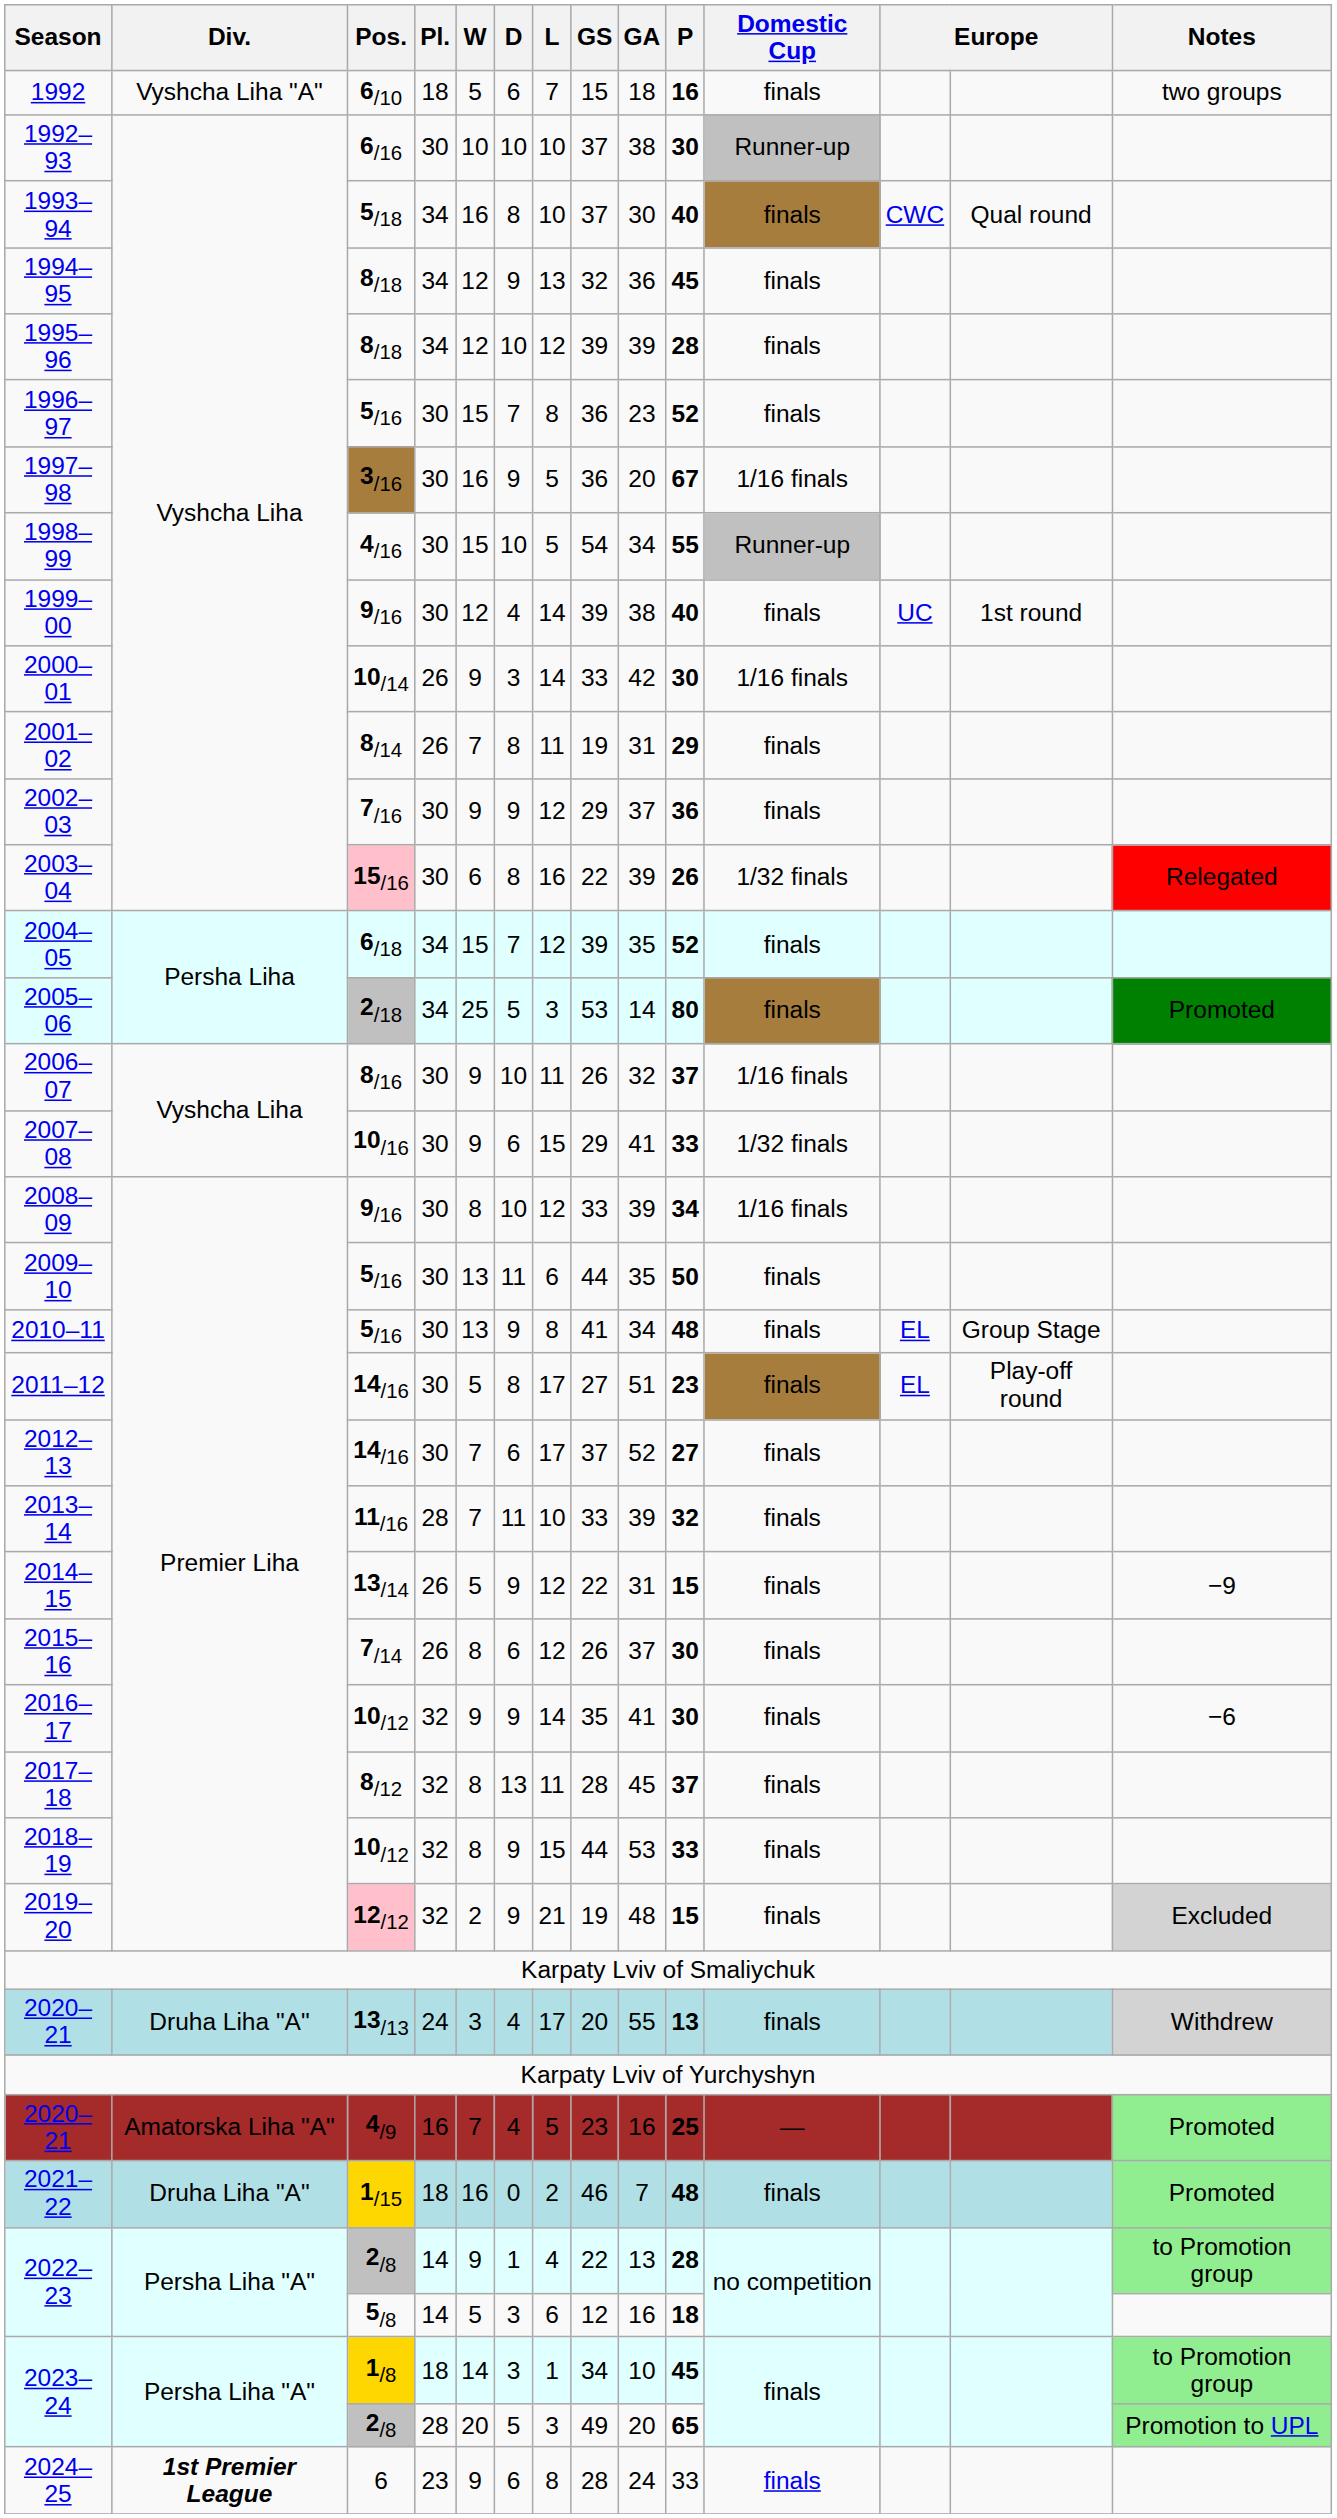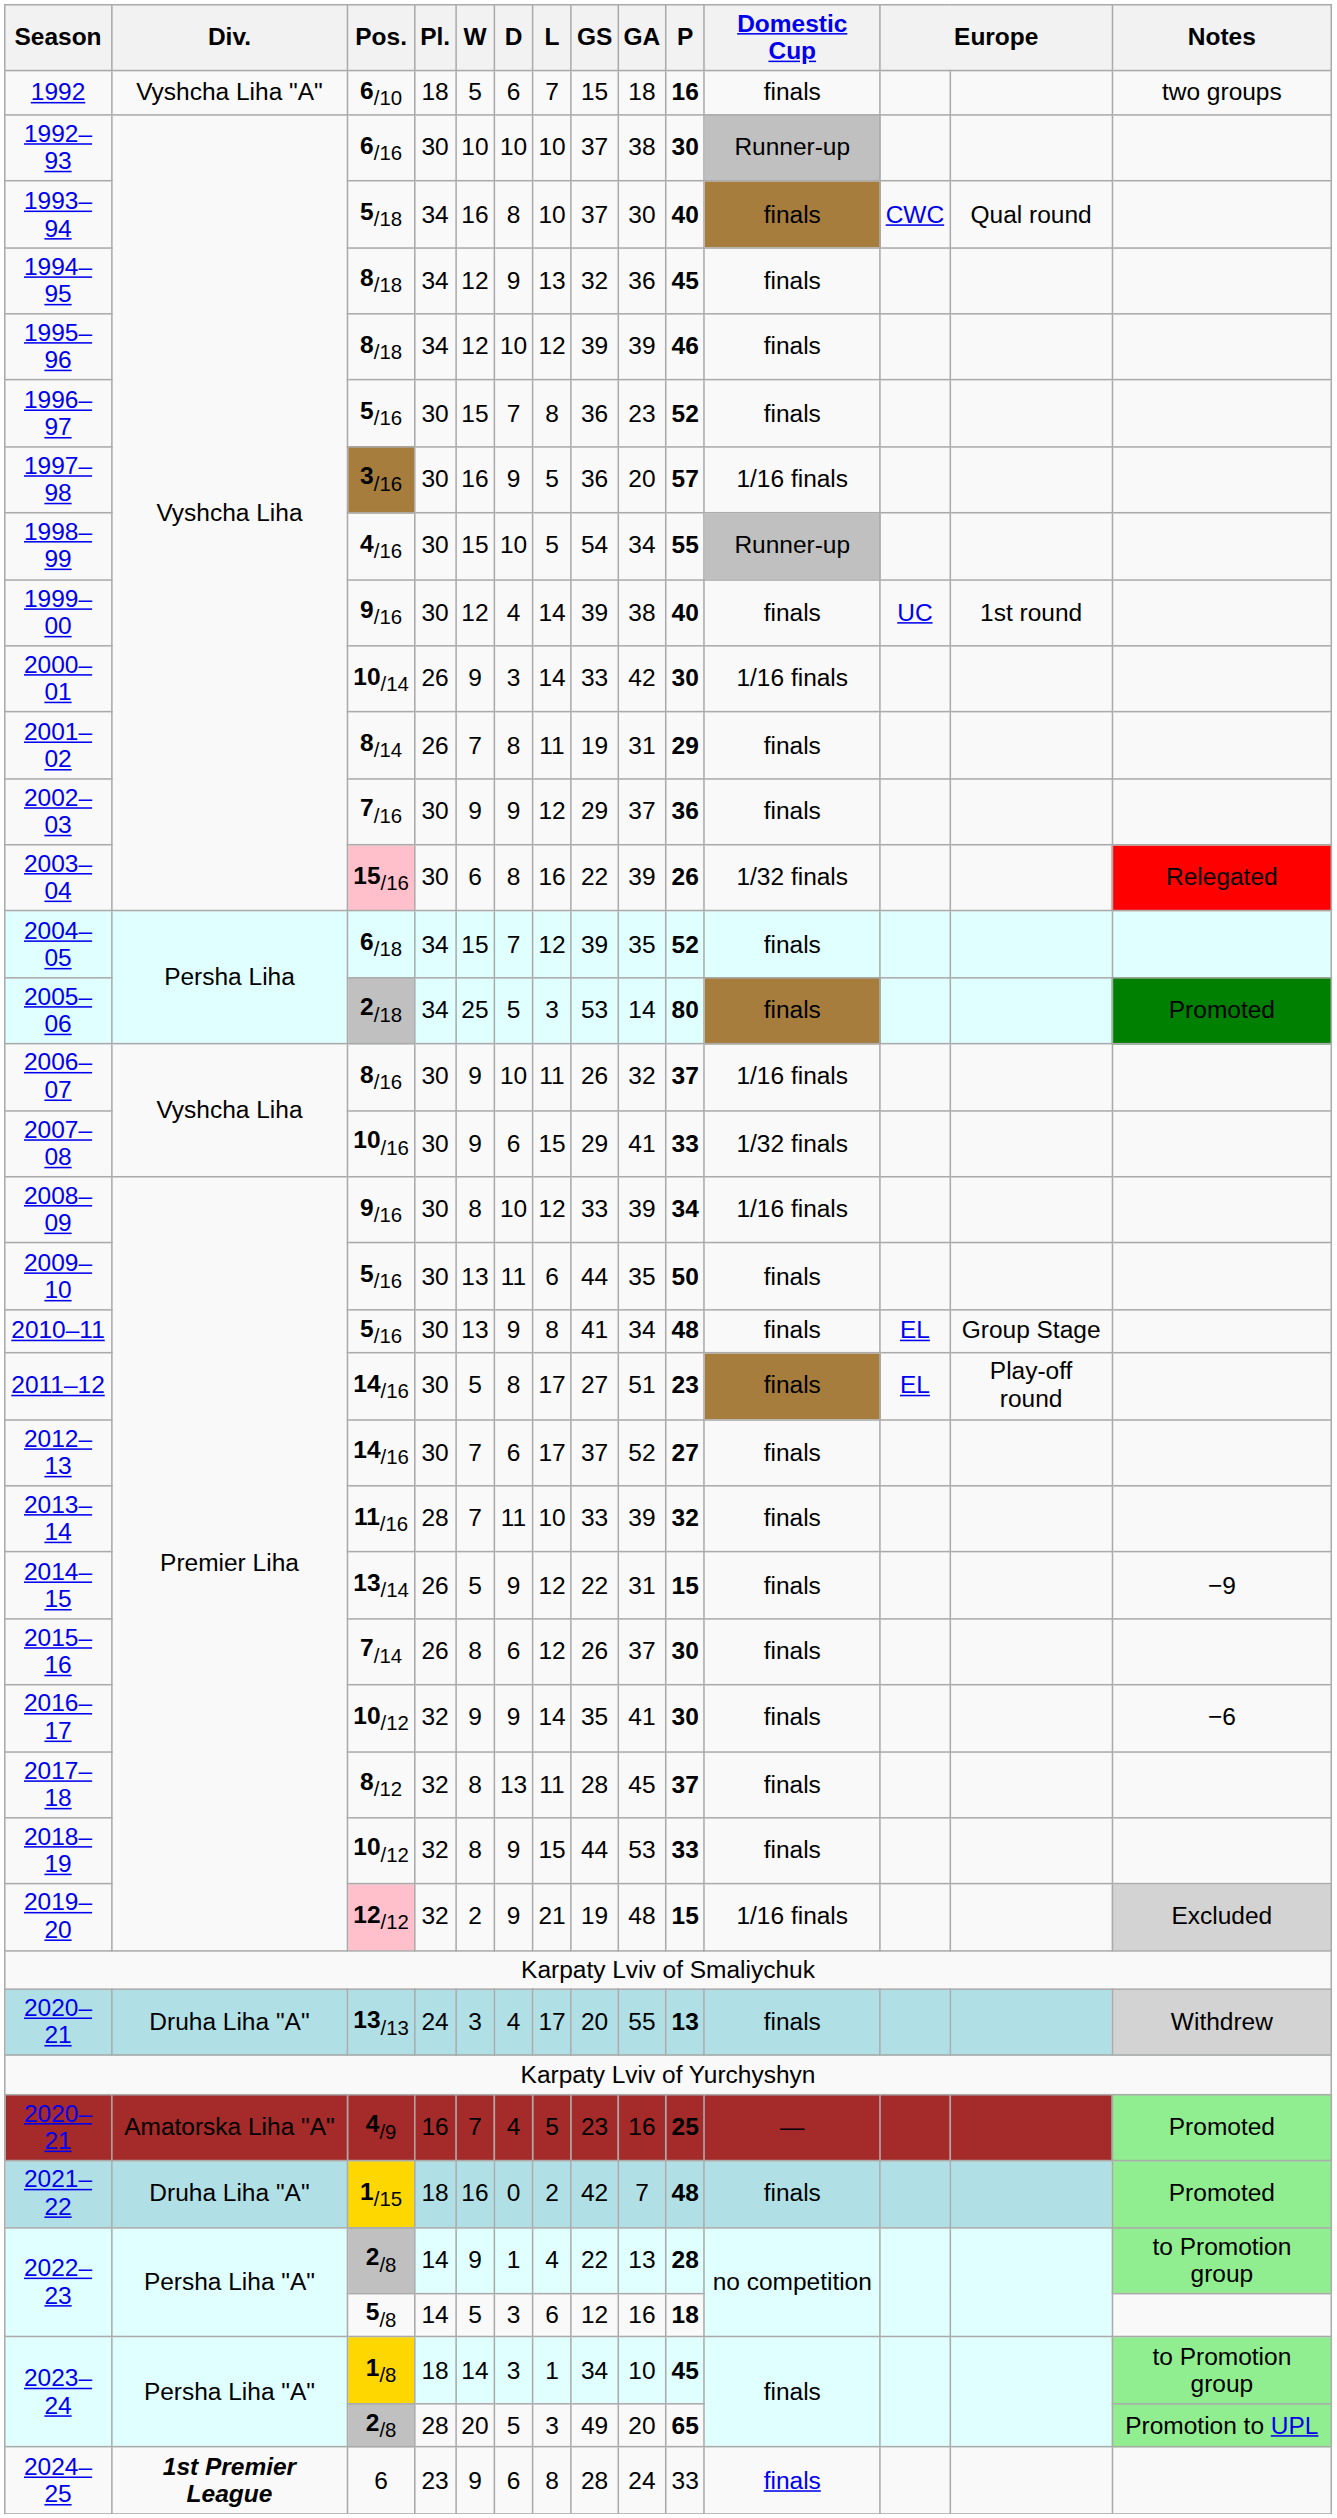(685, 346) 28 -> (685, 346) 46
(685, 479) 67 -> (685, 479) 57
(792, 1916) finals -> (792, 1916) 1/16 finals
(595, 2193) 46 -> (595, 2193) 42
